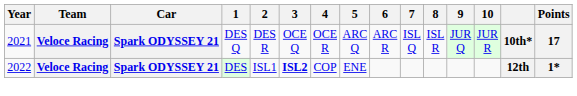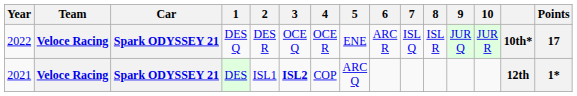(19, 41) 2021 -> (19, 41) 2022
(355, 41) ARC Q -> (355, 41) ENE
(19, 68) 2022 -> (19, 75) 2021
(355, 68) ENE -> (355, 75) ARC Q
